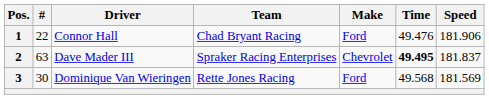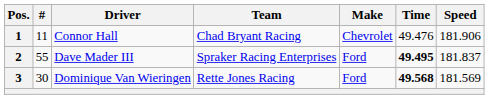(42, 36) 22 -> (42, 36) 11
(354, 36) Ford -> (367, 36) Chevrolet
(42, 57) 63 -> (42, 57) 55
(367, 57) Chevrolet -> (354, 57) Ford
(416, 78) normal -> (416, 78) bold
